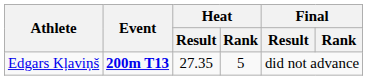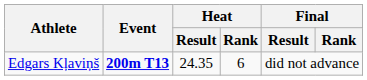(196, 63) 27.35 -> (196, 63) 24.35
(241, 63) 5 -> (241, 63) 6
